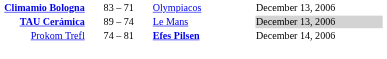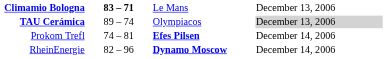(119, 8) normal -> (119, 8) bold
(177, 8) Olympiacos -> (171, 8) Le Mans
(171, 22) Le Mans -> (177, 22) Olympiacos
+ row: (57, 49)
